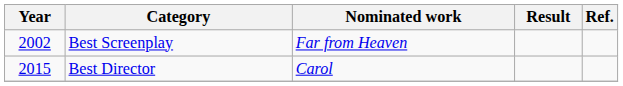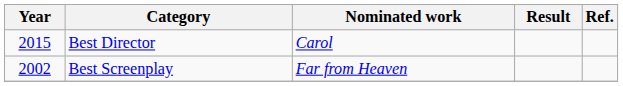rows swapped: (121, 42) <-> (112, 68)
